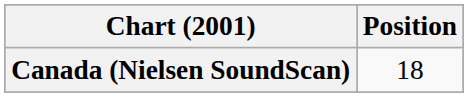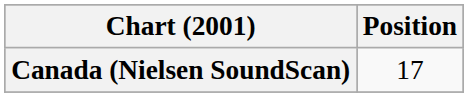(410, 69) 18 -> (410, 69) 17
